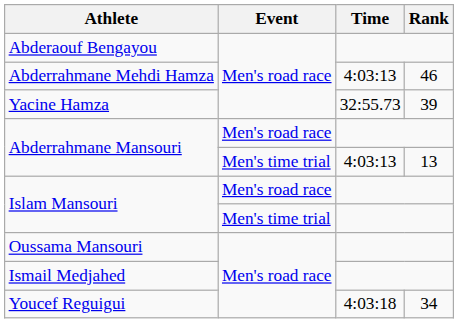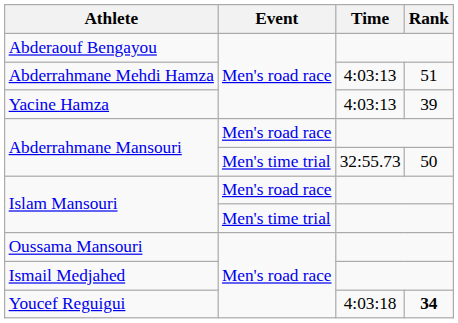(429, 76) 46 -> (429, 76) 51
(370, 104) 32:55.73 -> (370, 104) 4:03:13
(370, 161) 4:03:13 -> (370, 161) 32:55.73
(429, 161) 13 -> (429, 161) 50
(429, 304) normal -> (429, 304) bold
